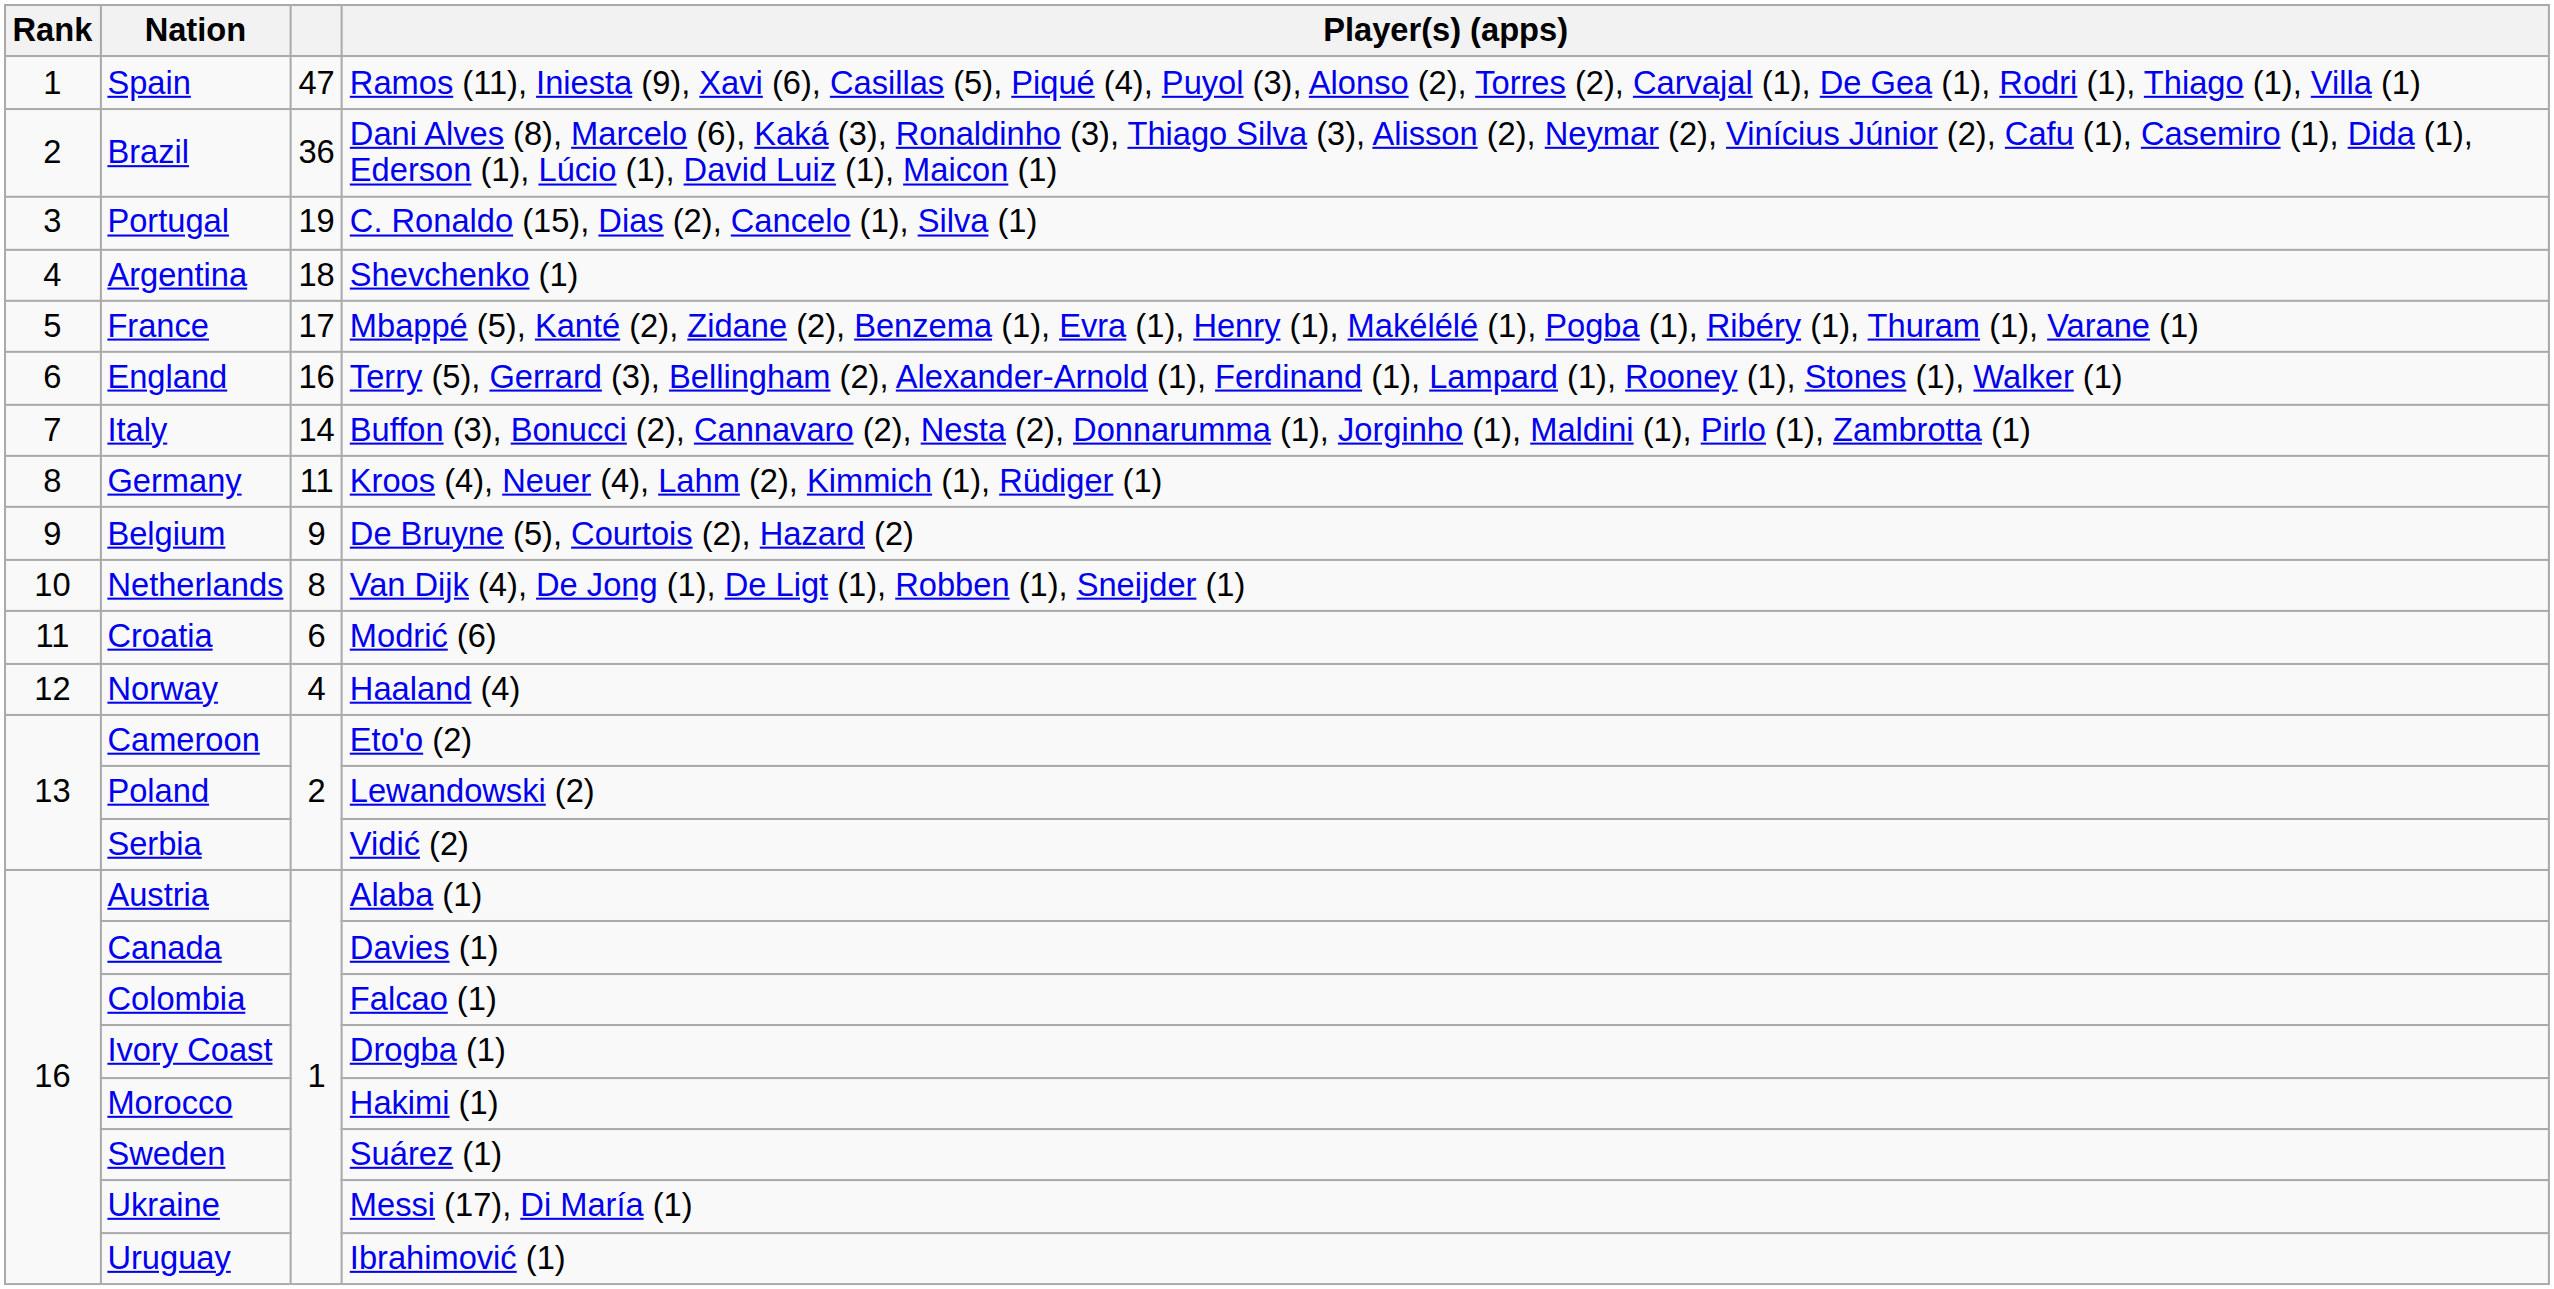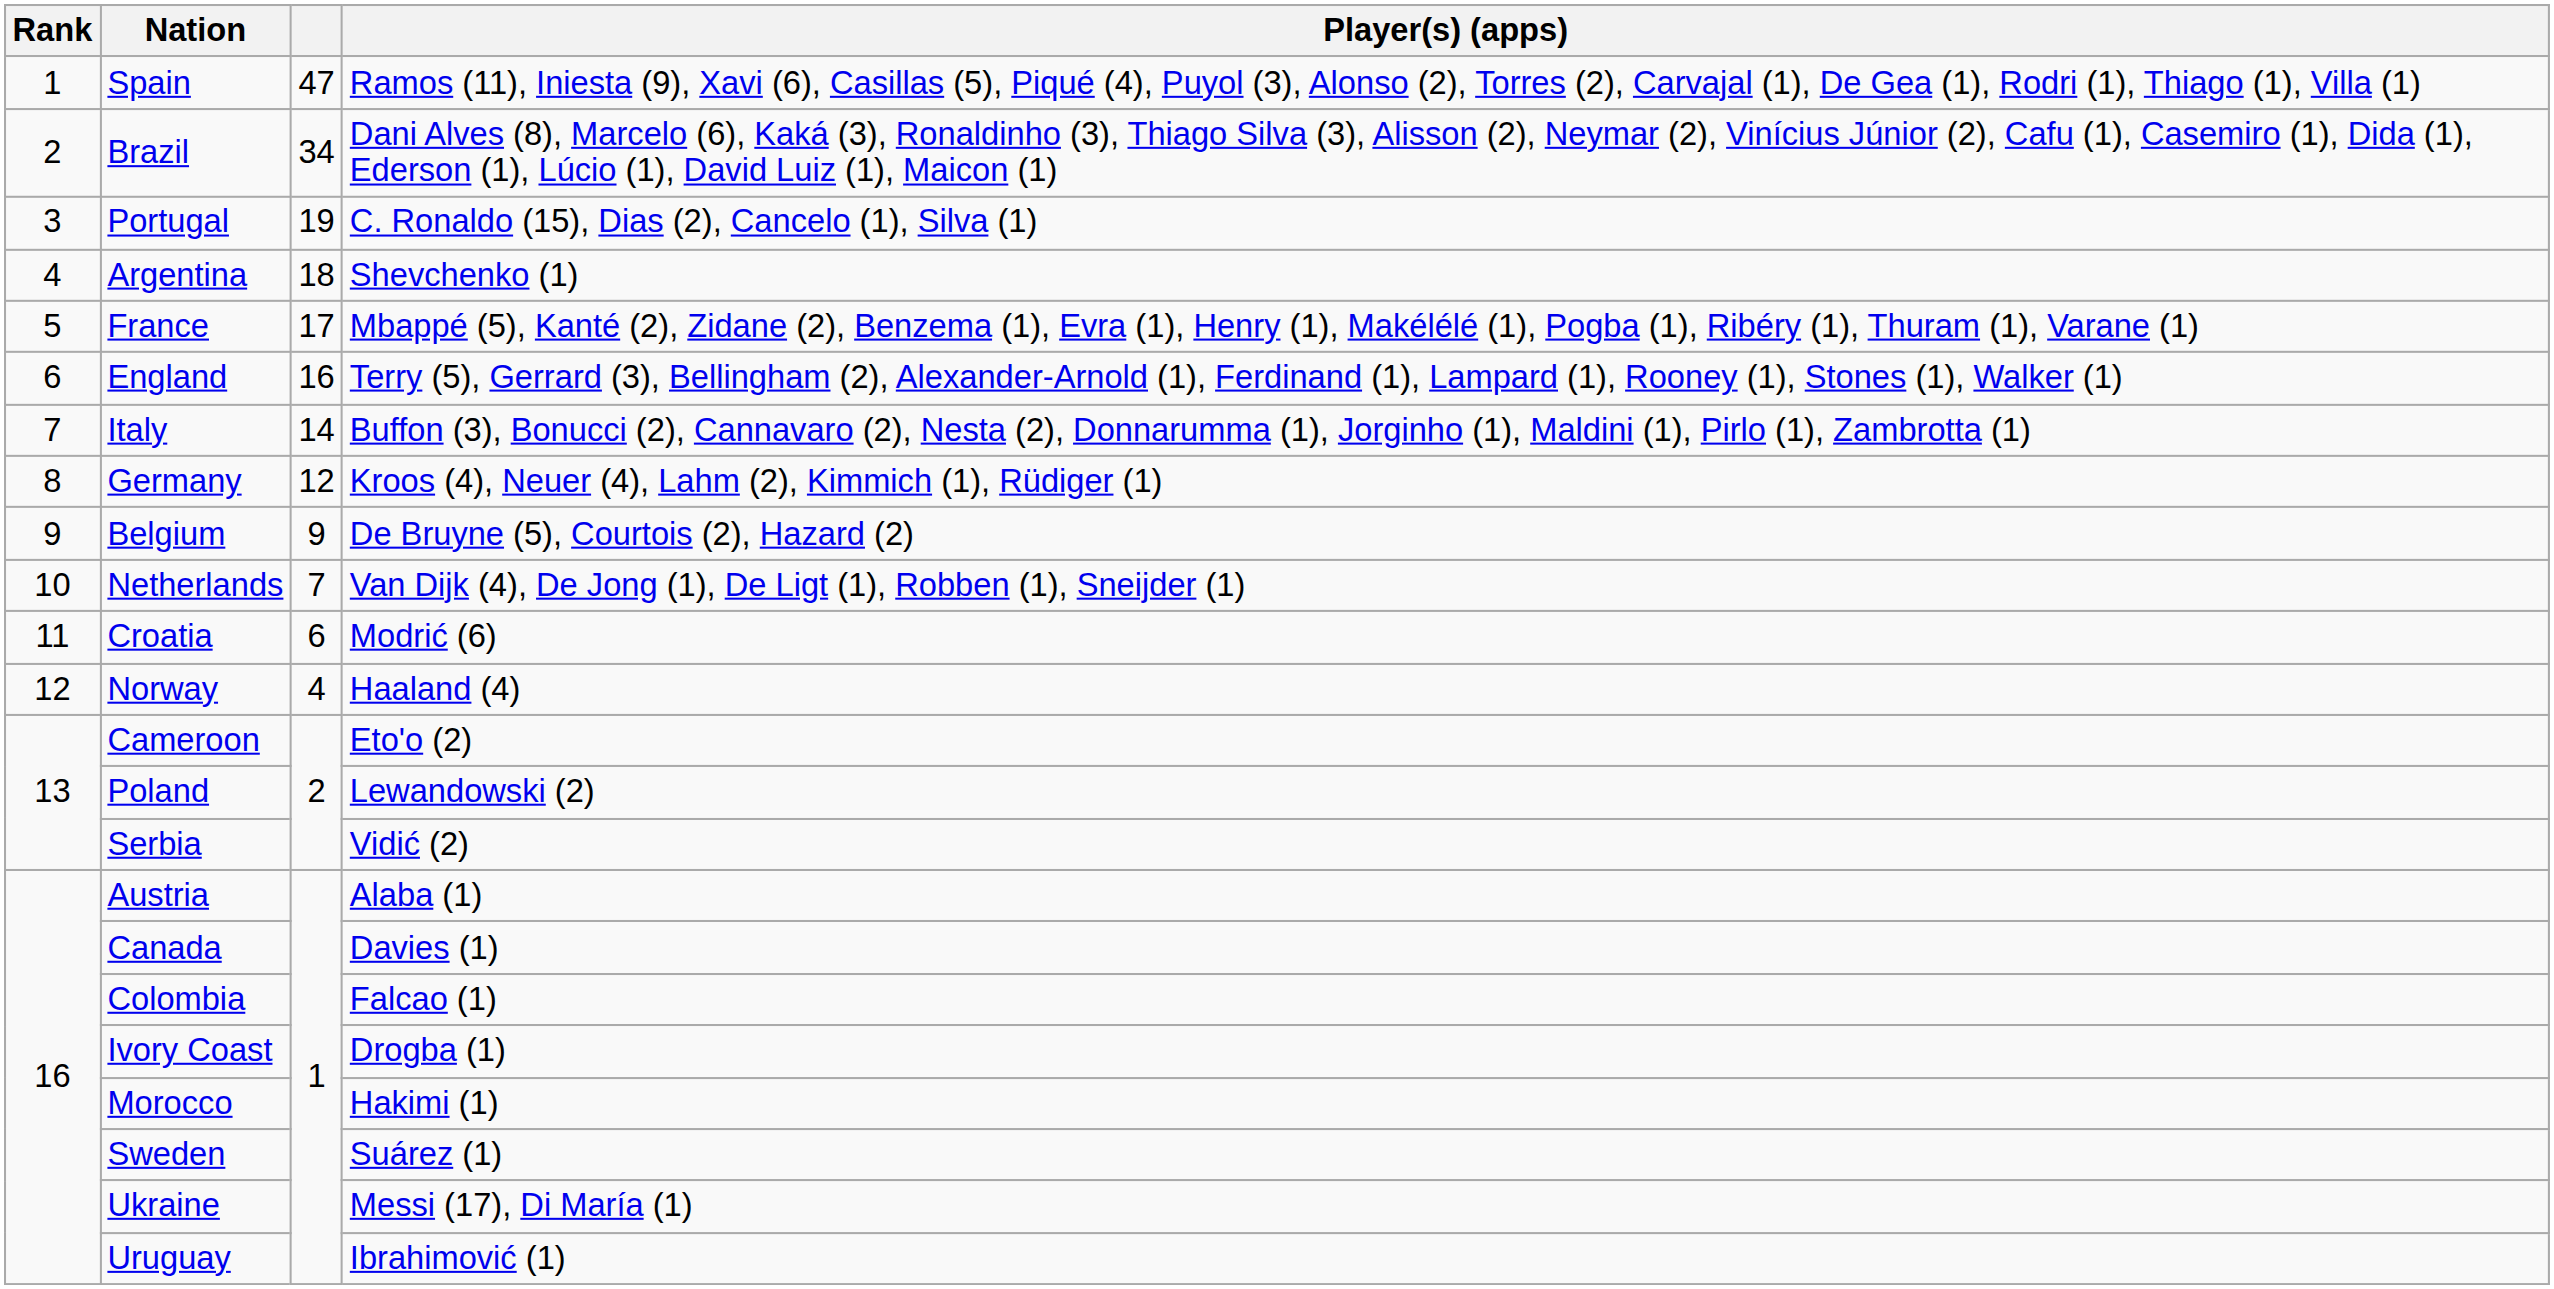(317, 152) 36 -> (317, 152) 34
(317, 481) 11 -> (317, 481) 12
(317, 584) 8 -> (317, 584) 7
